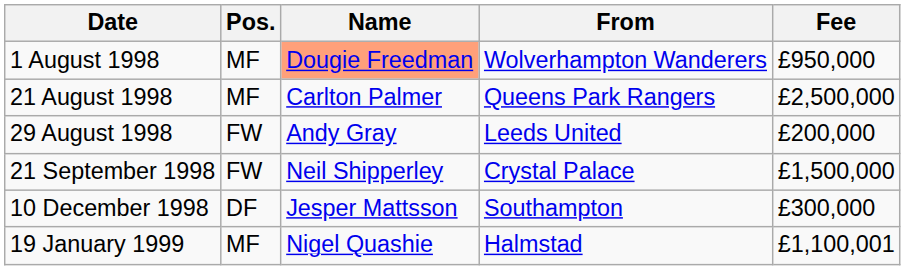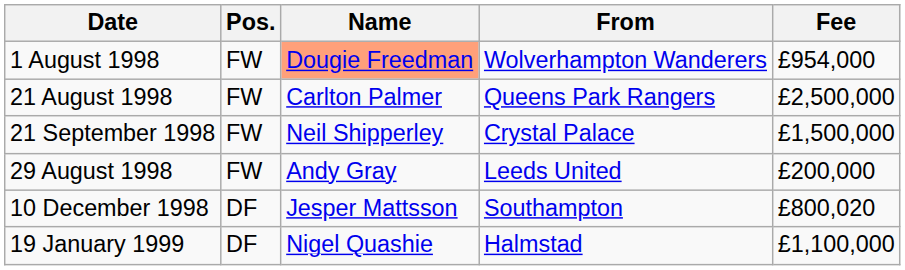(243, 60) MF -> (244, 60) FW
(826, 60) £950,000 -> (826, 60) £954,000
(243, 97) MF -> (244, 97) FW
rows swapped: (91, 134) <-> (113, 171)
(826, 208) £300,000 -> (826, 208) £800,020
(243, 245) MF -> (242, 245) DF
(836, 245) £1,100,001 -> (836, 245) £1,100,000
